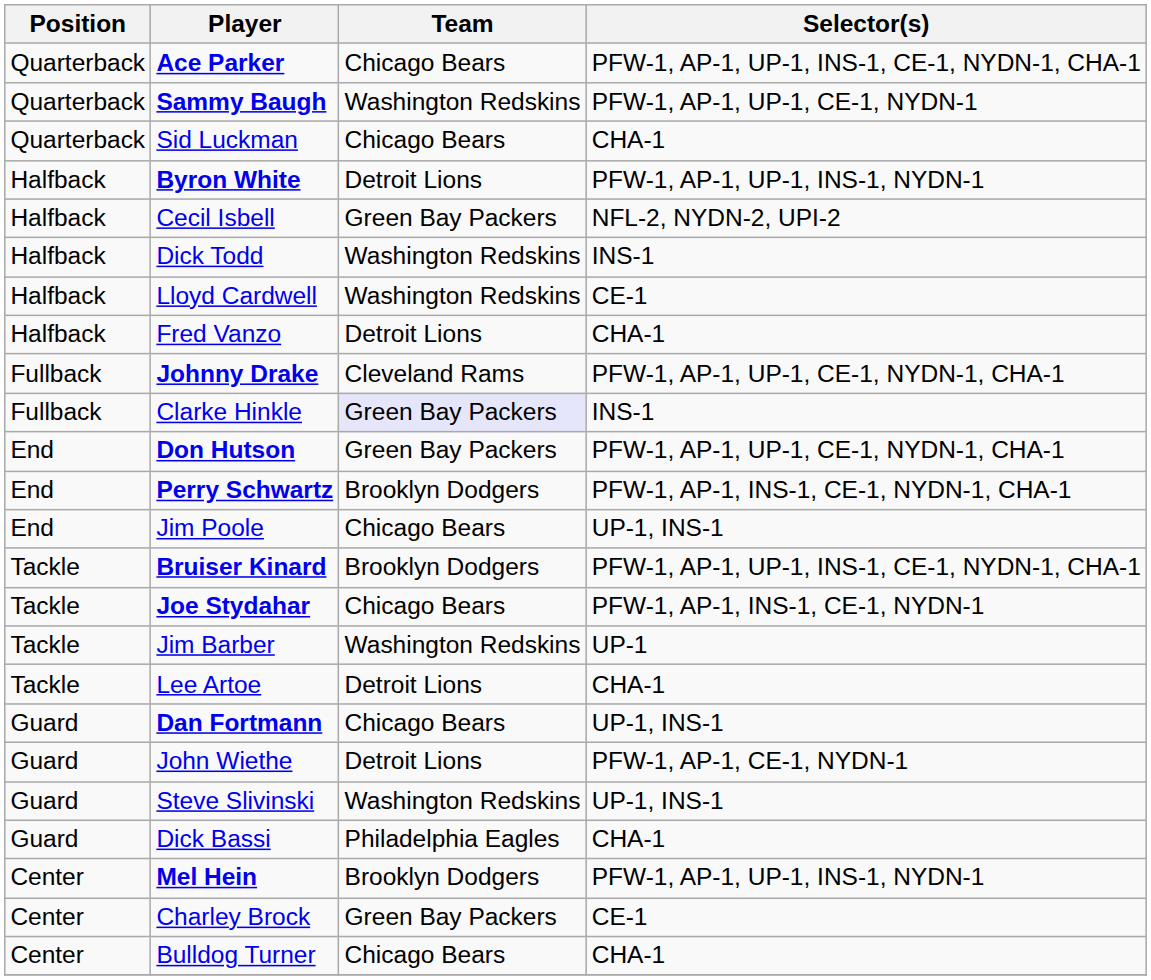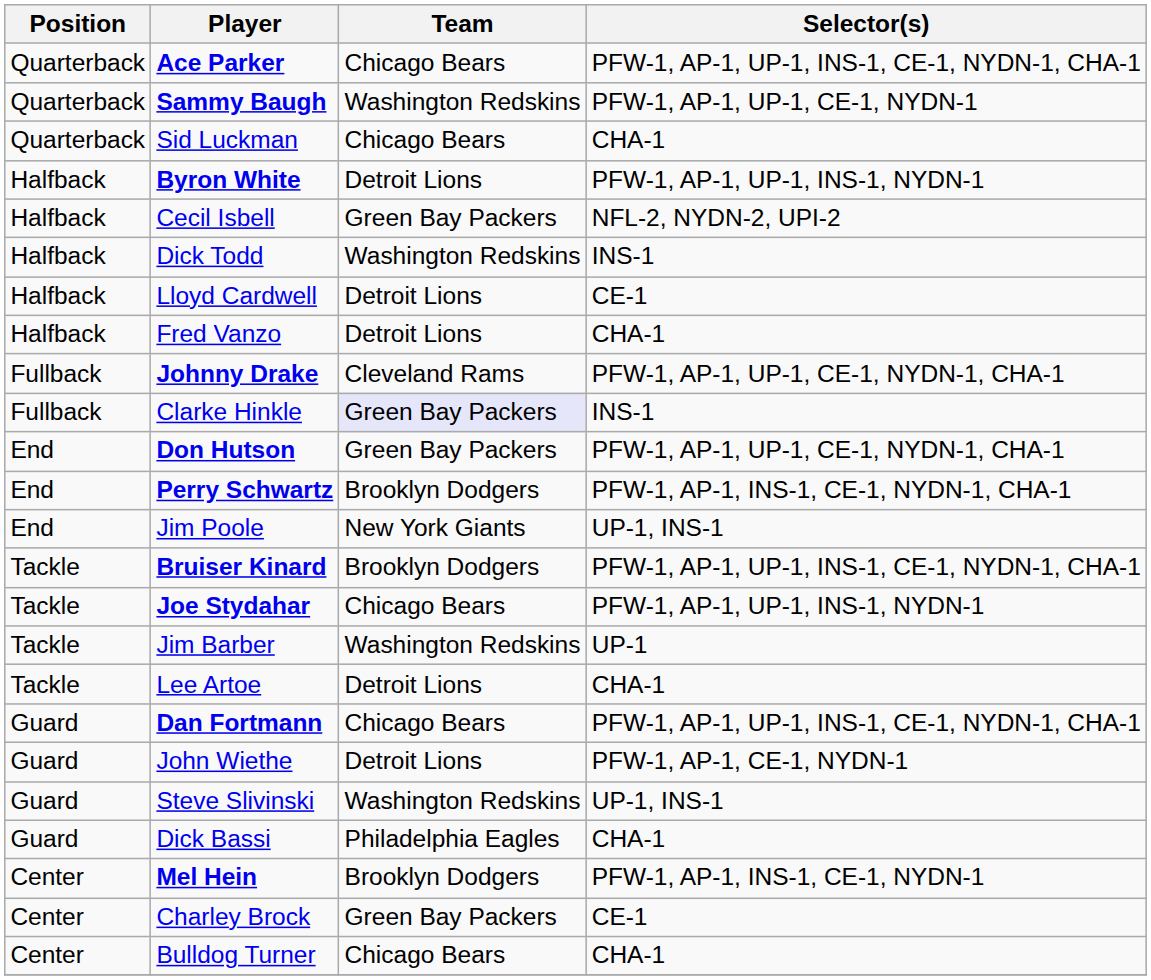(462, 295) Washington Redskins -> (413, 295) Detroit Lions
(425, 528) Chicago Bears -> (435, 528) New York Giants
(788, 606) PFW-1, AP-1, INS-1, CE-1, NYDN-1 -> (788, 606) PFW-1, AP-1, UP-1, INS-1, NYDN-1
(658, 722) UP-1, INS-1 -> (866, 722) PFW-1, AP-1, UP-1, INS-1, CE-1, NYDN-1, CHA-1
(788, 878) PFW-1, AP-1, UP-1, INS-1, NYDN-1 -> (788, 878) PFW-1, AP-1, INS-1, CE-1, NYDN-1
